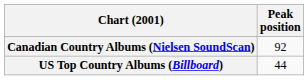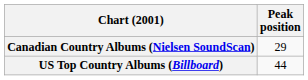(280, 46) 92 -> (280, 46) 29
